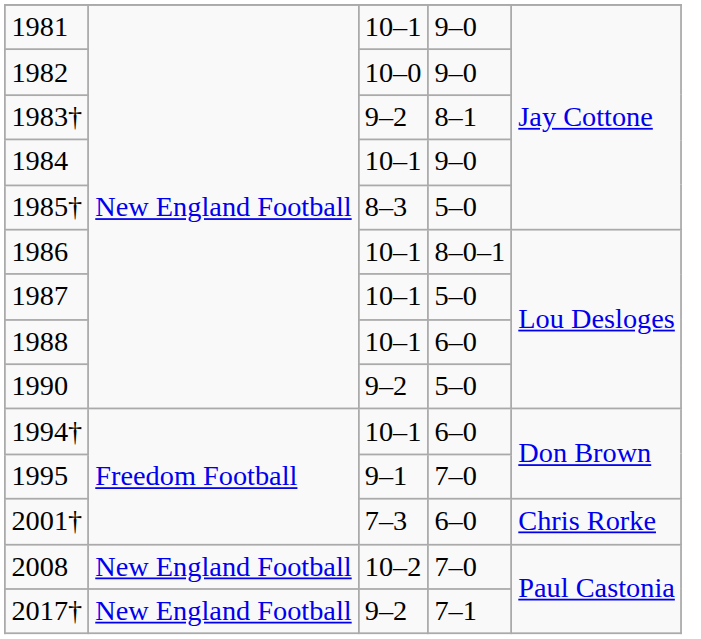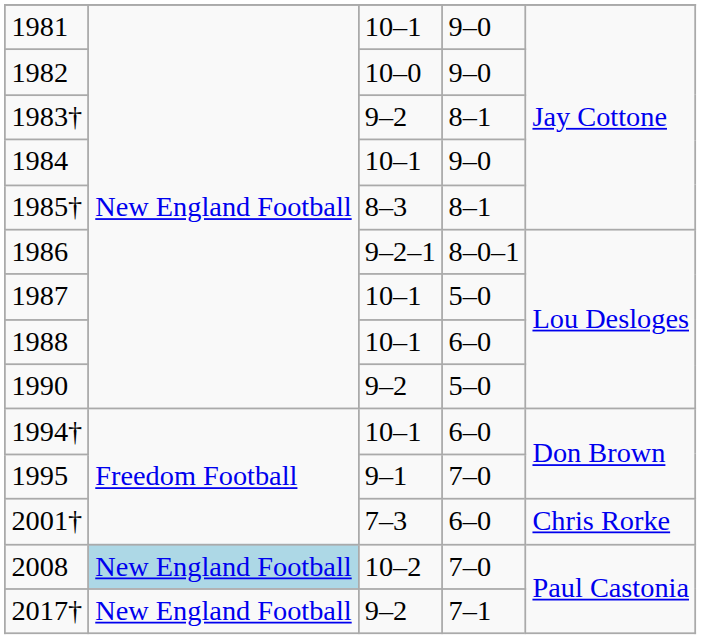(456, 206) 5–0 -> (470, 206) 8–1
(393, 251) 10–1 -> (400, 251) 9–2–1
(223, 565) no background -> (223, 565) lightblue background
